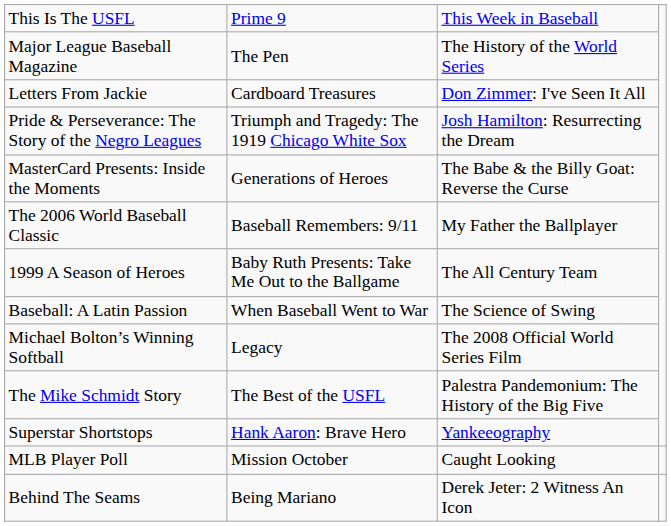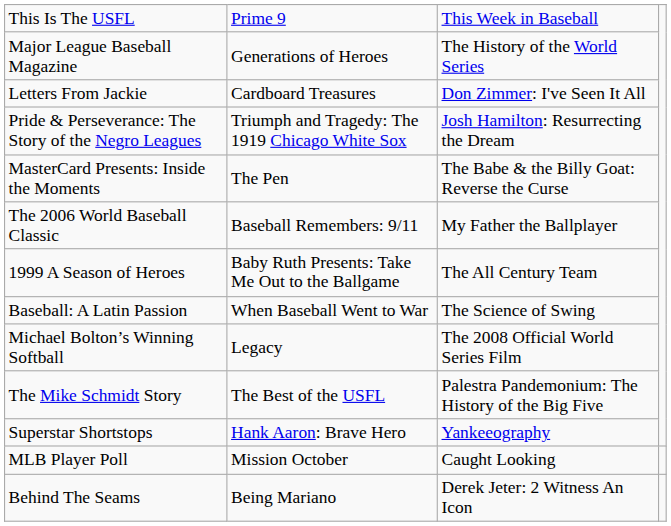(260, 55) The Pen -> (310, 55) Generations of Heroes
(310, 178) Generations of Heroes -> (260, 178) The Pen
